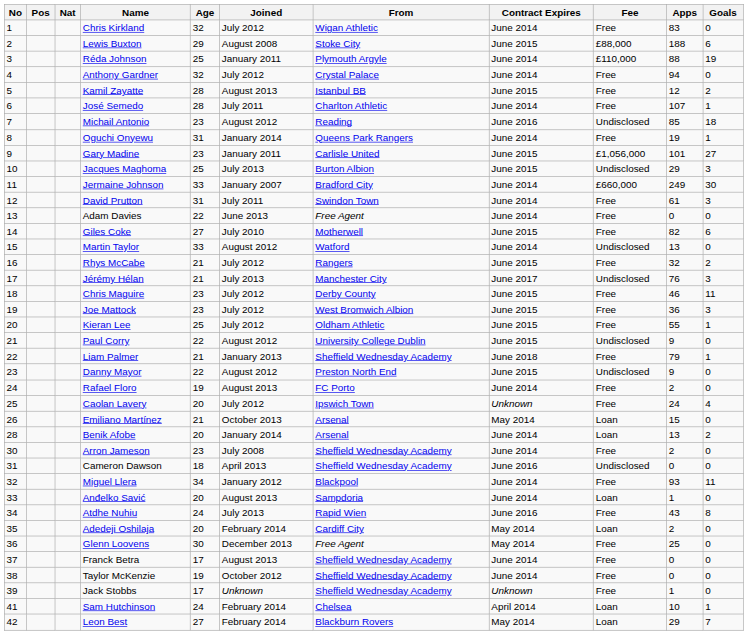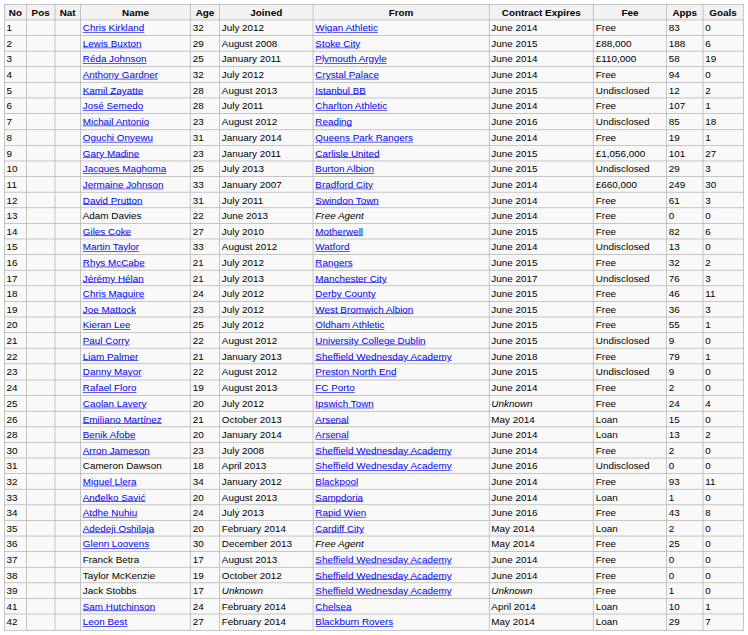(674, 59) 88 -> (674, 59) 58
(606, 91) Free -> (623, 91) Undisclosed
(198, 294) 23 -> (198, 294) 24
